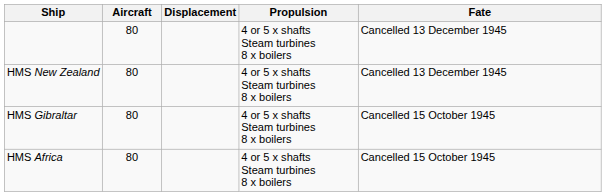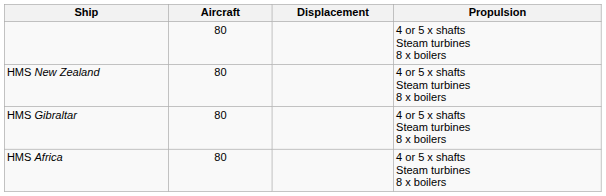- column: (480, 13)
